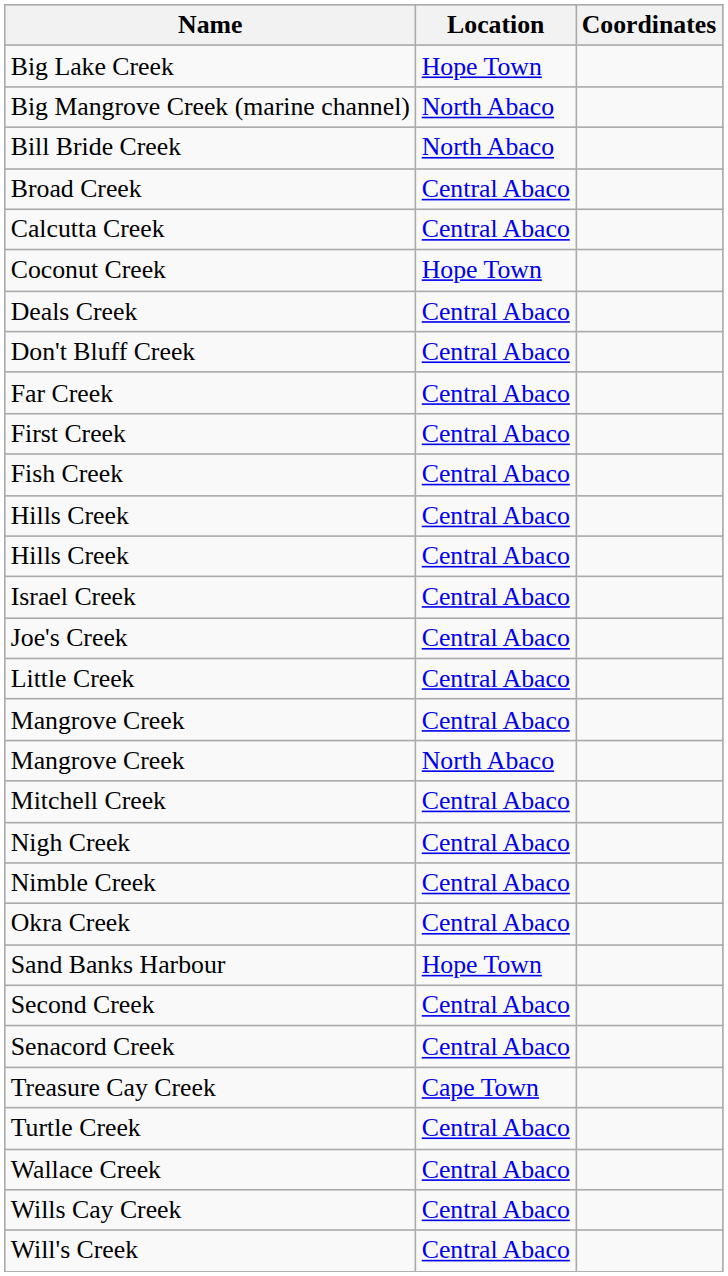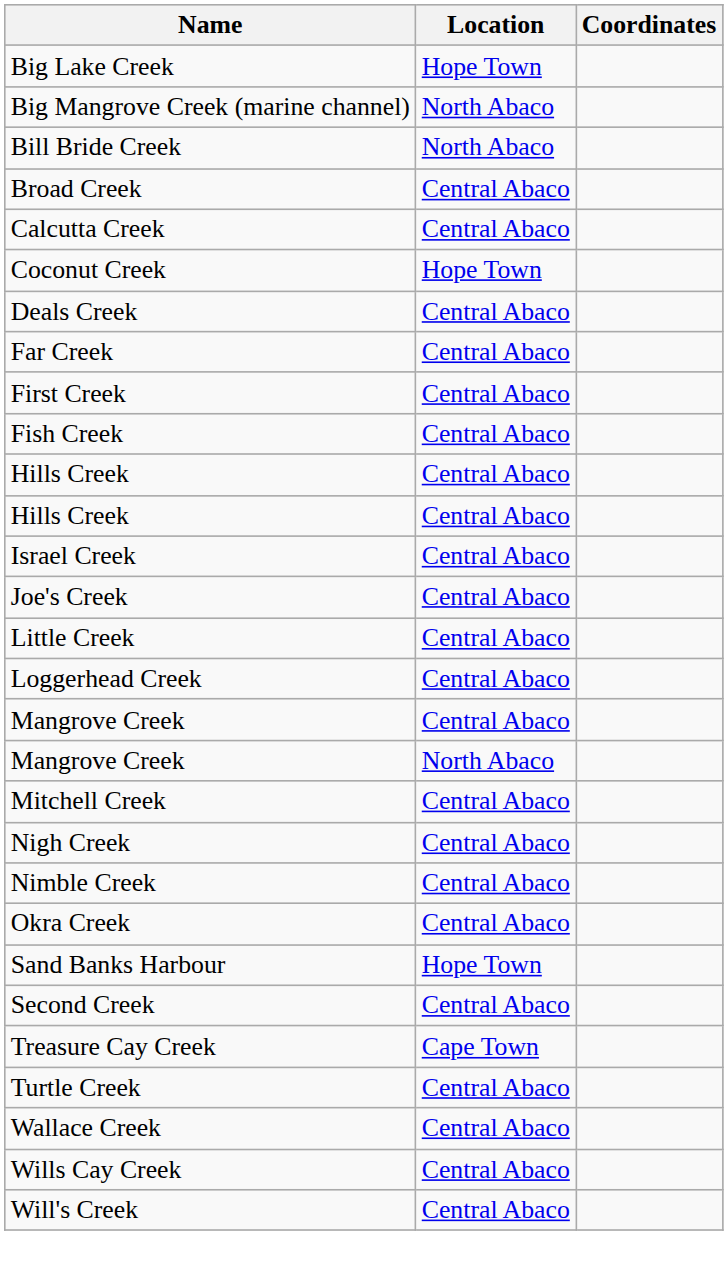- row: (103, 351)
+ row: (106, 678)
- row: (93, 1046)
